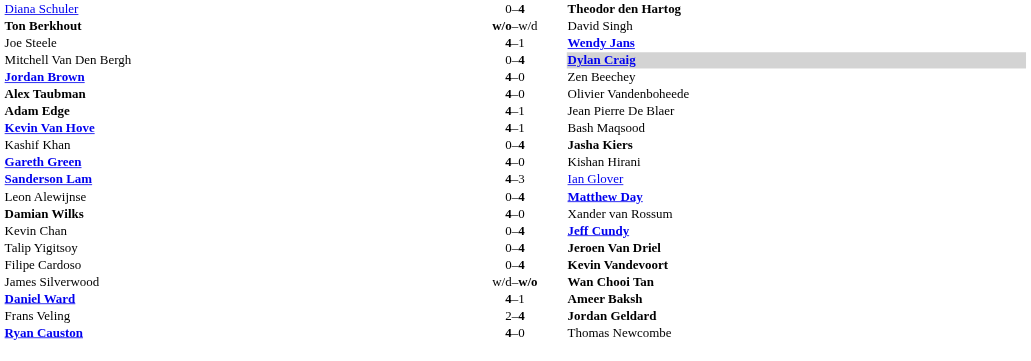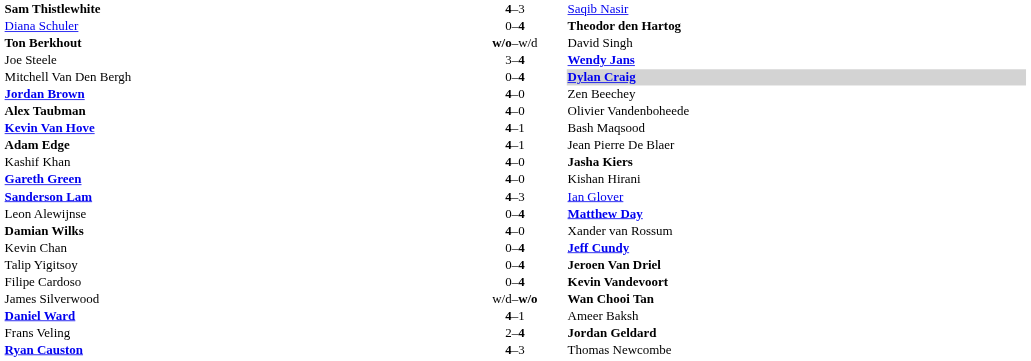+ row: (53, 9)
(515, 43) 4–1 -> (515, 60) 3–4
rows swapped: (37, 111) <-> (50, 128)
(515, 145) 0–4 -> (515, 162) 4–0
(605, 298) bold -> (603, 315) normal
(515, 332) 4–0 -> (515, 349) 4–3
